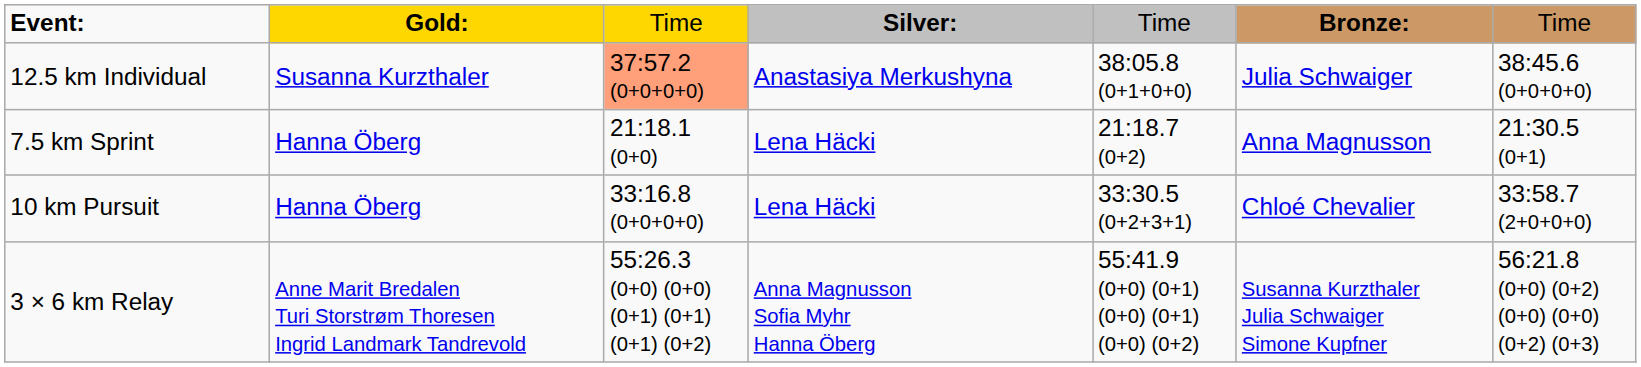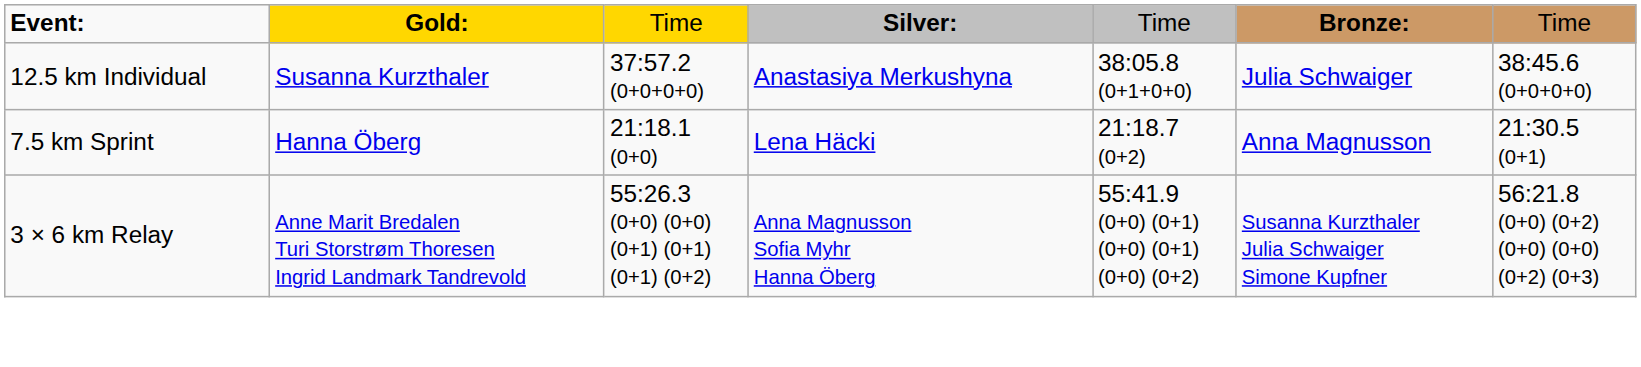(657, 76) lightsalmon background -> (657, 76) no background
- row: (85, 207)
